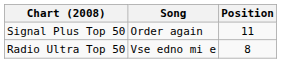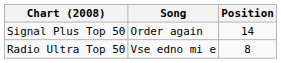(248, 31) 11 -> (248, 31) 14
